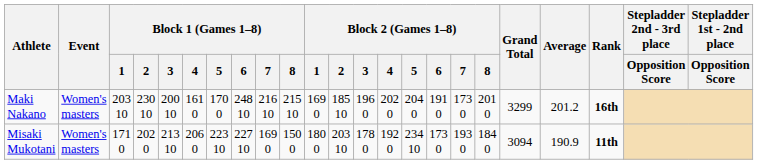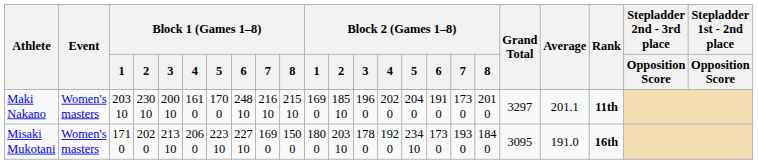(520, 107) 3299 -> (520, 107) 3297
(565, 107) 201.2 -> (565, 107) 201.1
(607, 107) 16th -> (607, 107) 11th
(520, 142) 3094 -> (520, 142) 3095
(565, 142) 190.9 -> (565, 142) 191.0
(607, 142) 11th -> (607, 142) 16th
